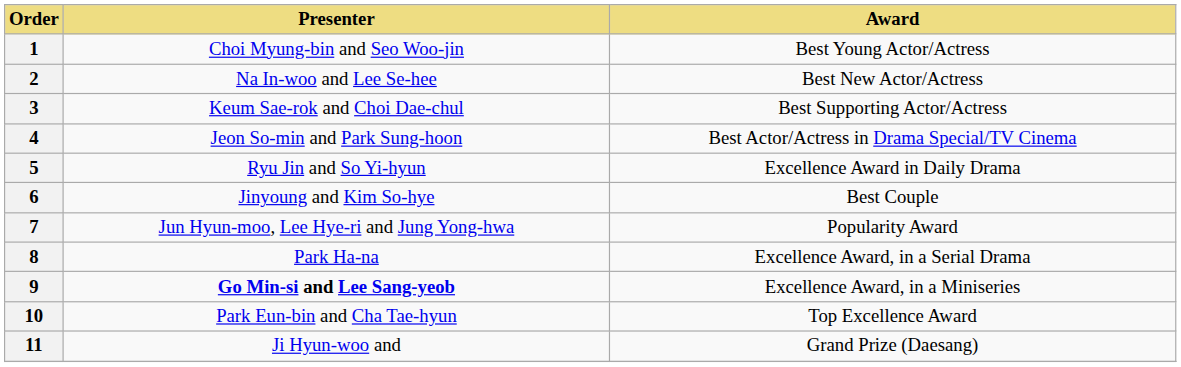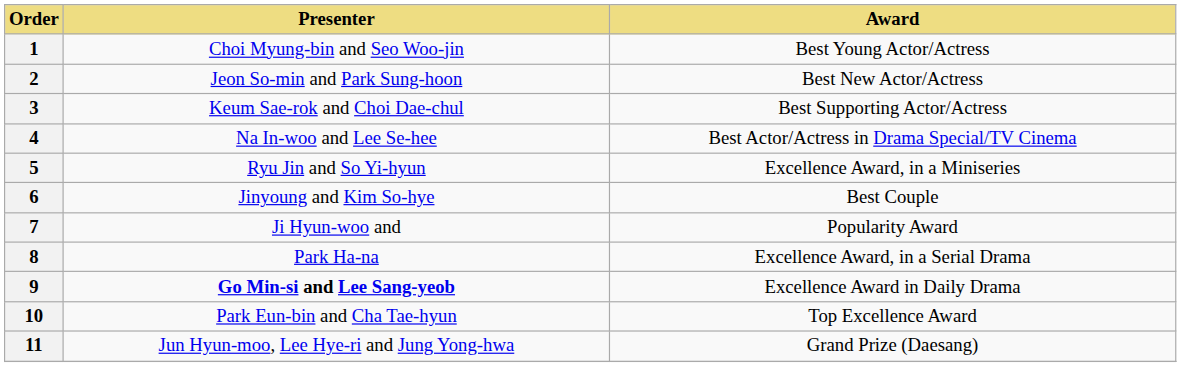(336, 78) Na In-woo and Lee Se-hee -> (336, 78) Jeon So-min and Park Sung-hoon
(336, 138) Jeon So-min and Park Sung-hoon -> (336, 138) Na In-woo and Lee Se-hee
(893, 167) Excellence Award in Daily Drama -> (893, 167) Excellence Award, in a Miniseries
(336, 227) Jun Hyun-moo, Lee Hye-ri and Jung Yong-hwa -> (336, 227) Ji Hyun-woo and
(893, 286) Excellence Award, in a Miniseries -> (893, 286) Excellence Award in Daily Drama
(336, 345) Ji Hyun-woo and -> (336, 345) Jun Hyun-moo, Lee Hye-ri and Jung Yong-hwa
